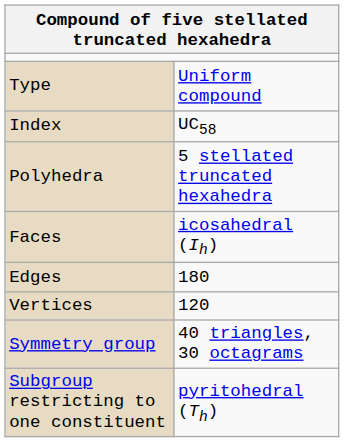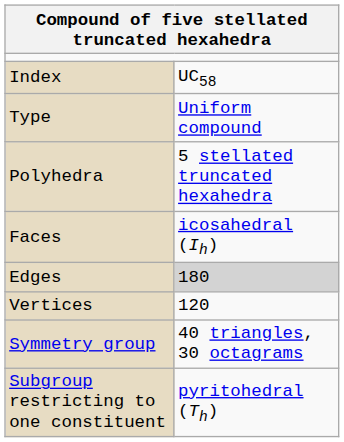rows swapped: (30, 86) <-> (35, 126)
(194, 277) no background -> (194, 277) lightgrey background
